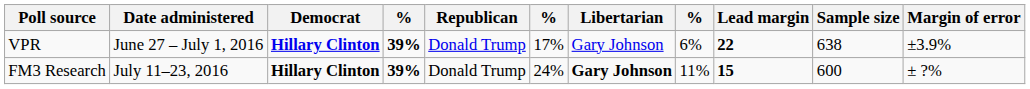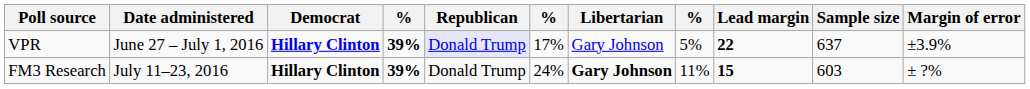(477, 44) no background -> (477, 44) lavender background
(691, 44) 6% -> (691, 44) 5%
(829, 44) 638 -> (829, 44) 637
(829, 70) 600 -> (829, 70) 603
